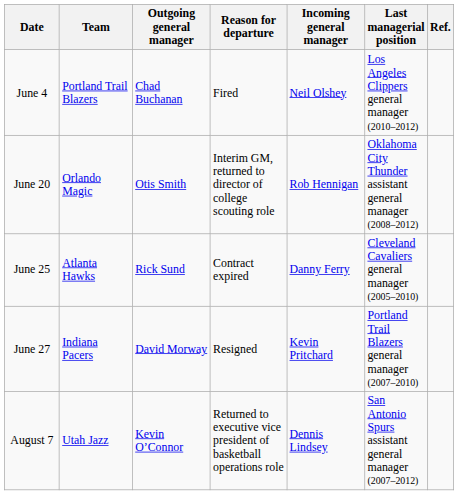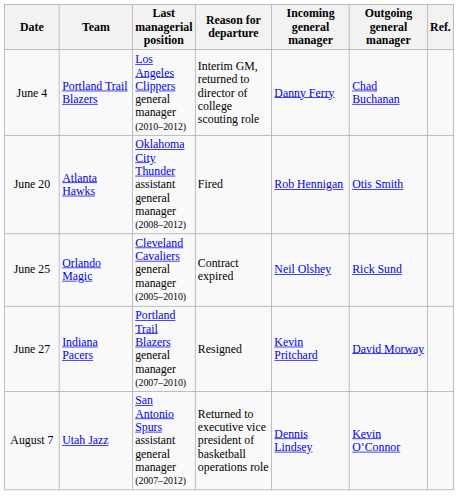columns swapped: (171, 27) <-> (396, 27)
(226, 92) Fired -> (229, 92) Interim GM, returned to director of college scouting role
(318, 92) Neil Olshey -> (304, 92) Danny Ferry
(82, 184) Orlando Magic -> (80, 184) Atlanta Hawks
(244, 184) Interim GM, returned to director of college scouting role -> (210, 184) Fired
(80, 270) Atlanta Hawks -> (82, 270) Orlando Magic
(320, 270) Danny Ferry -> (303, 270) Neil Olshey
